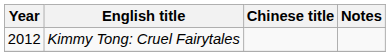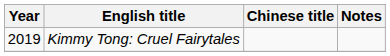(24, 39) 2012 -> (24, 39) 2019
